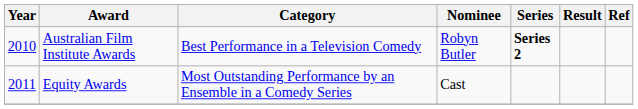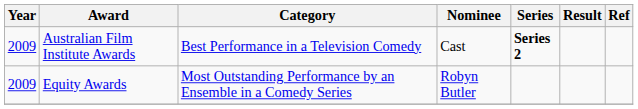(22, 46) 2010 -> (22, 46) 2009
(459, 46) Robyn Butler -> (453, 46) Cast
(22, 84) 2011 -> (22, 84) 2009
(453, 84) Cast -> (459, 84) Robyn Butler
